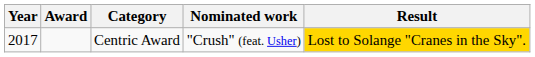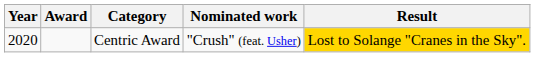(23, 39) 2017 -> (23, 39) 2020
